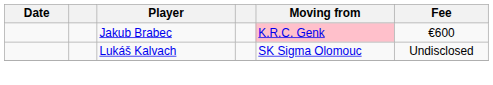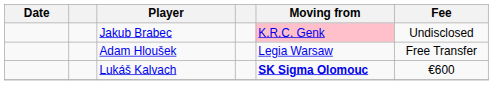(441, 32) €600 -> (441, 32) Undisclosed
+ row: (138, 51)
(310, 51) normal -> (313, 70) bold
(441, 51) Undisclosed -> (441, 70) €600
